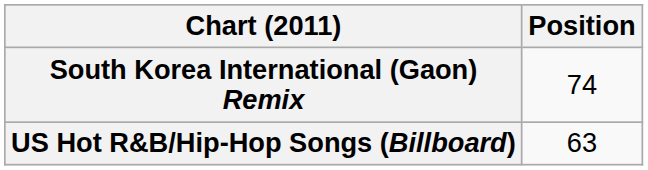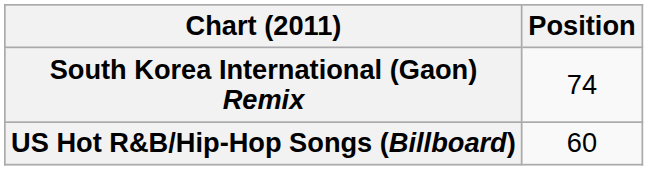(582, 142) 63 -> (582, 142) 60
